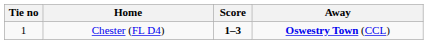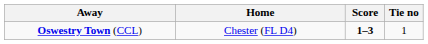columns swapped: (24, 13) <-> (338, 13)
